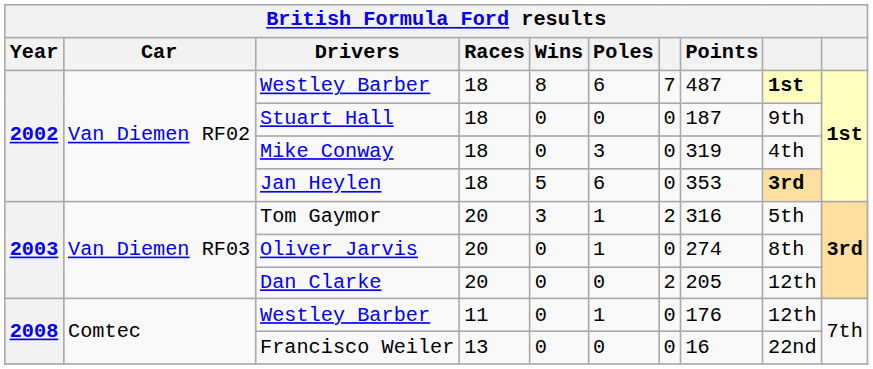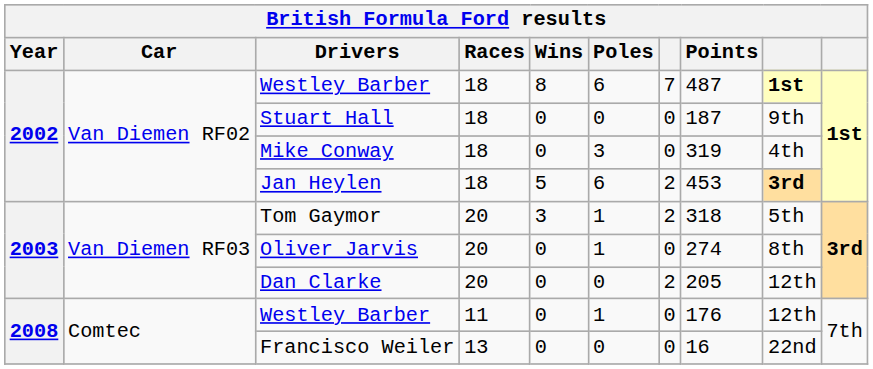(670, 185) 0 -> (670, 185) 2
(704, 185) 353 -> (704, 185) 453
(704, 218) 316 -> (704, 218) 318
